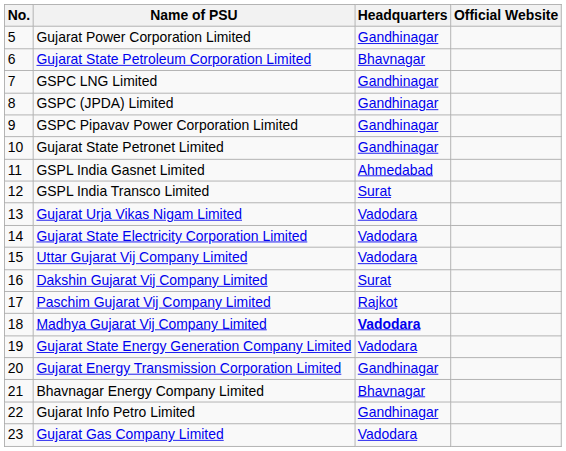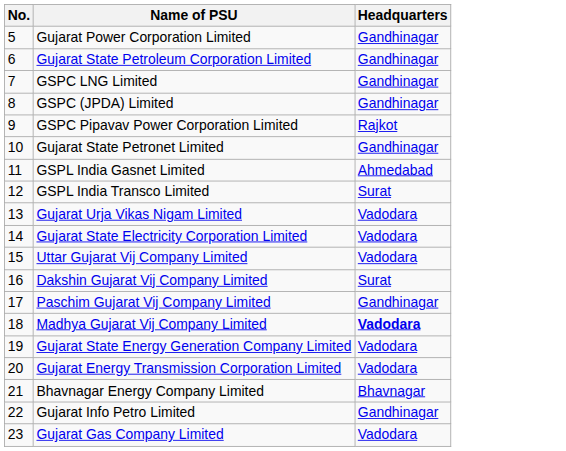- column: (506, 15)
(391, 59) Bhavnagar -> (398, 59) Gandhinagar
(398, 125) Gandhinagar -> (378, 125) Rajkot
(378, 302) Rajkot -> (398, 302) Gandhinagar
(398, 368) Gandhinagar -> (387, 368) Vadodara
